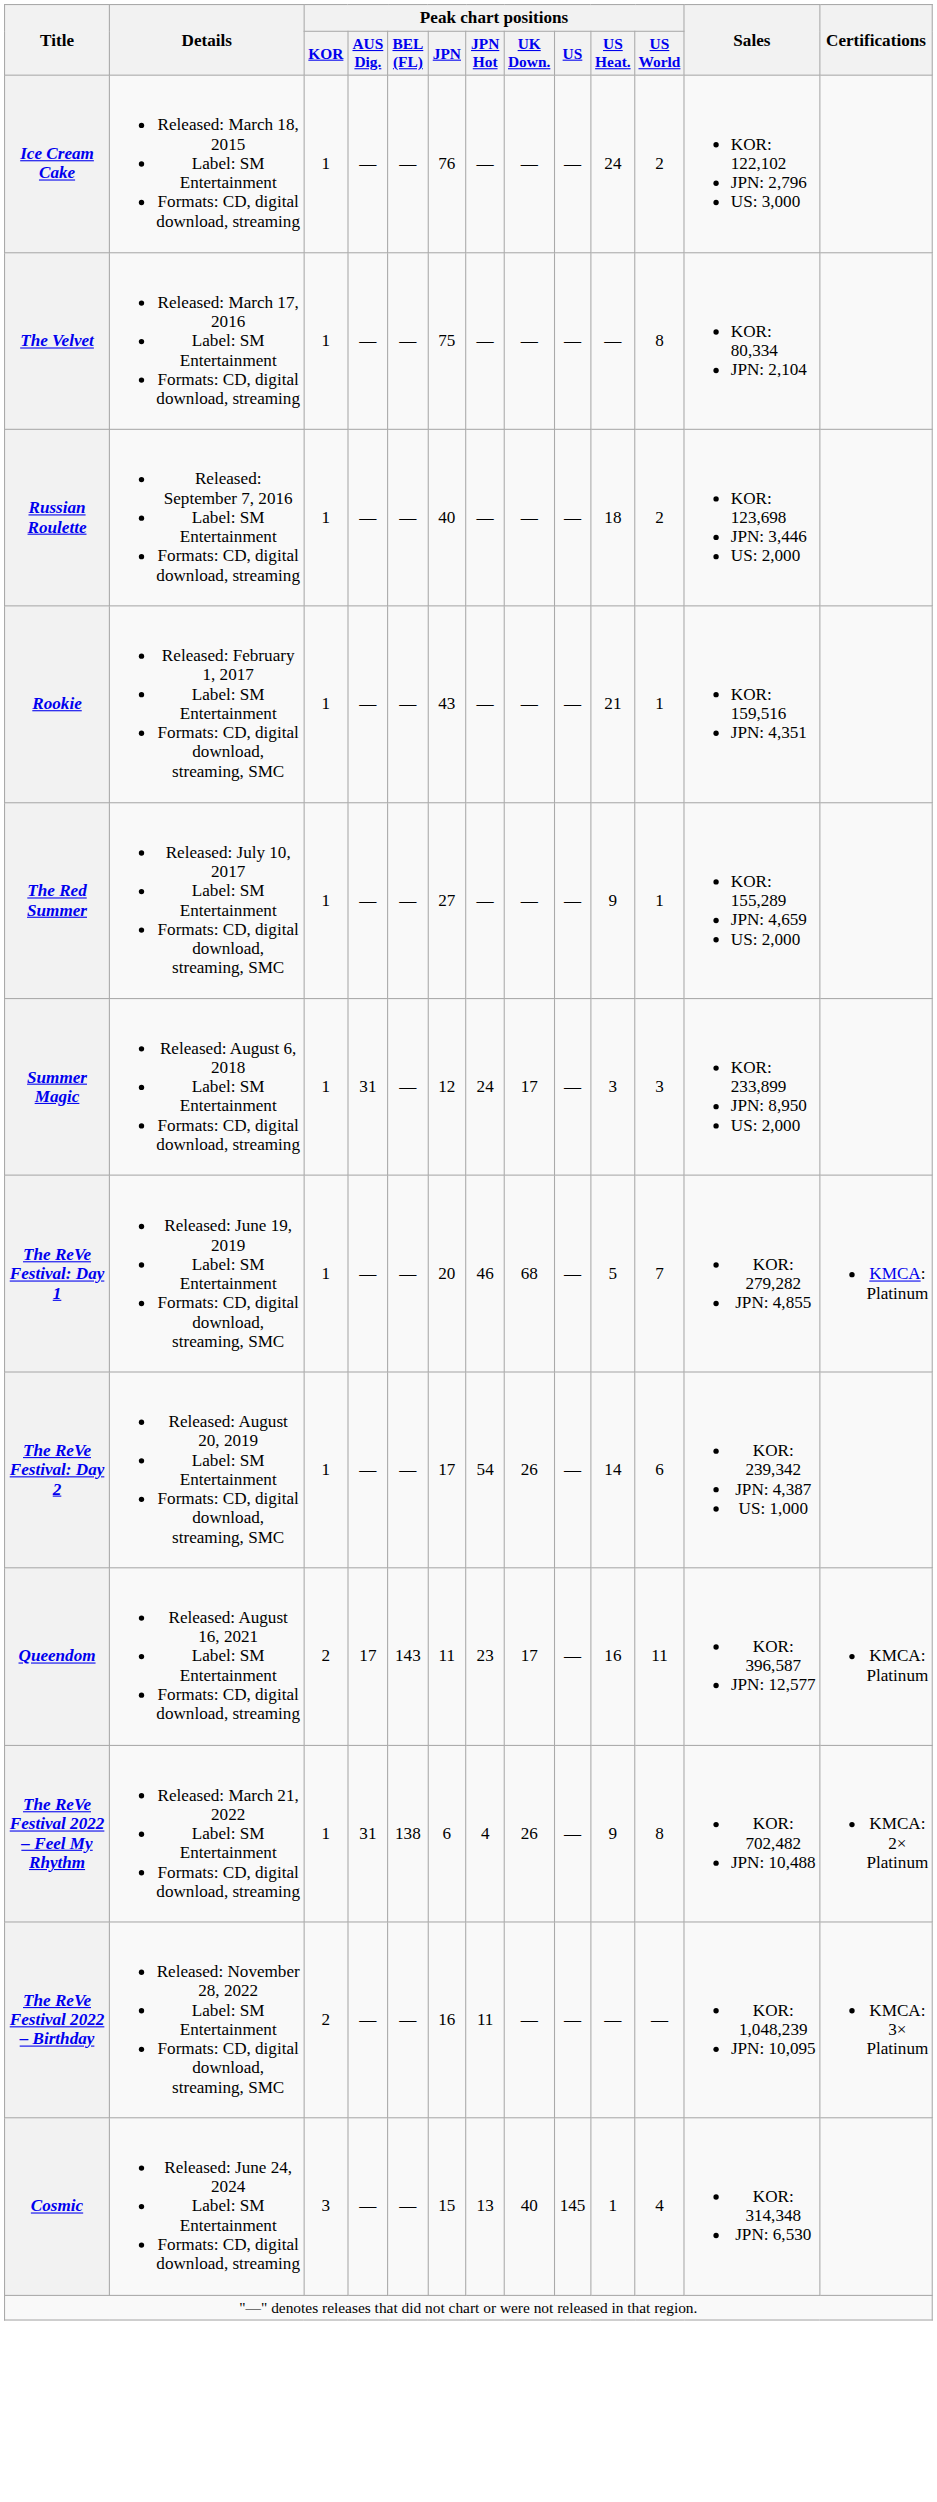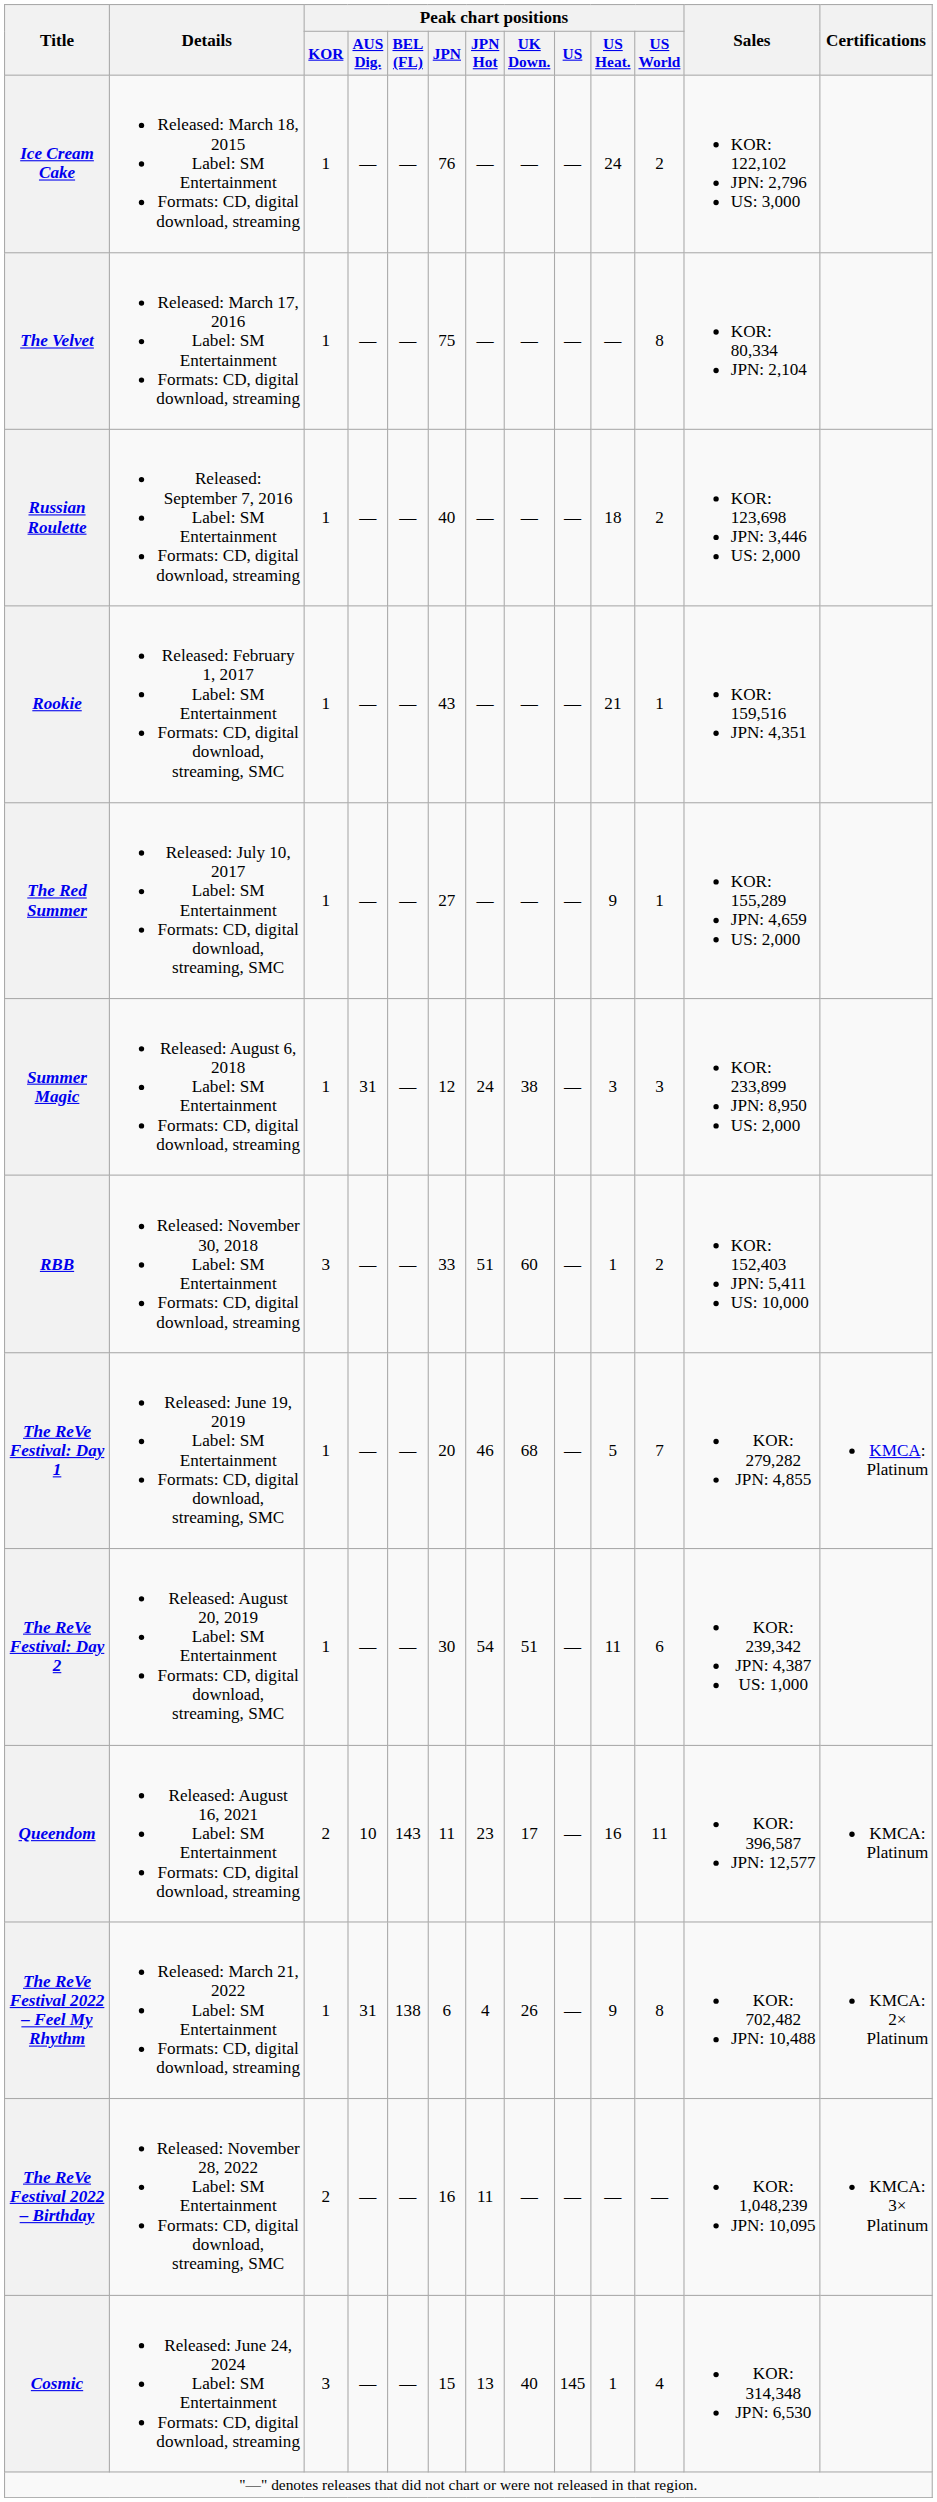(529, 1087) 17 -> (529, 1087) 38
+ row: (57, 1263)
(447, 1469) 17 -> (447, 1646) 30
(529, 1469) 26 -> (529, 1646) 51
(613, 1469) 14 -> (613, 1646) 11
(368, 1656) 17 -> (368, 1833) 10
